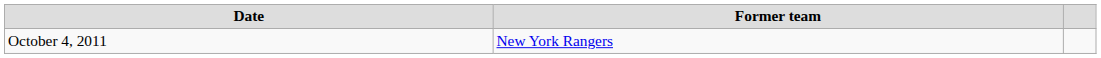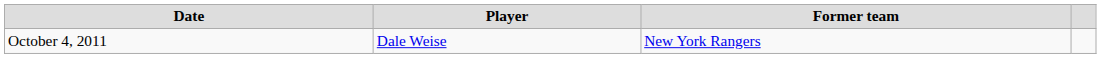+ column: (507, 16)
